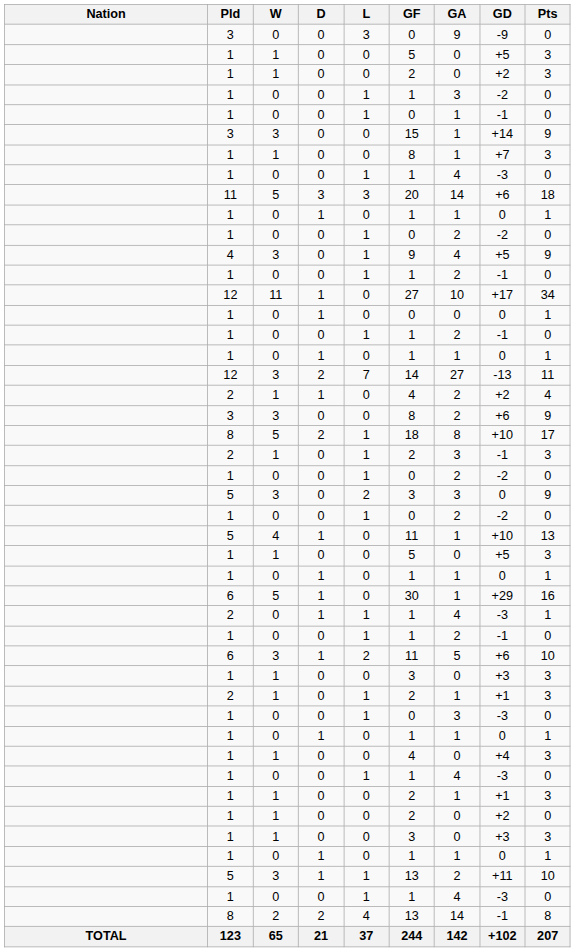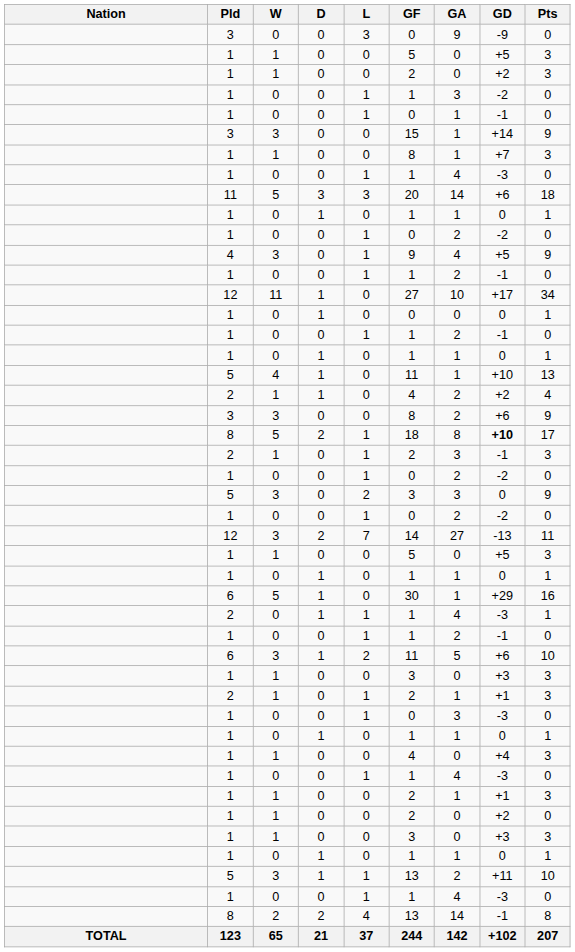rows swapped: (230, 535) <-> (230, 375)
(502, 435) normal -> (502, 435) bold
